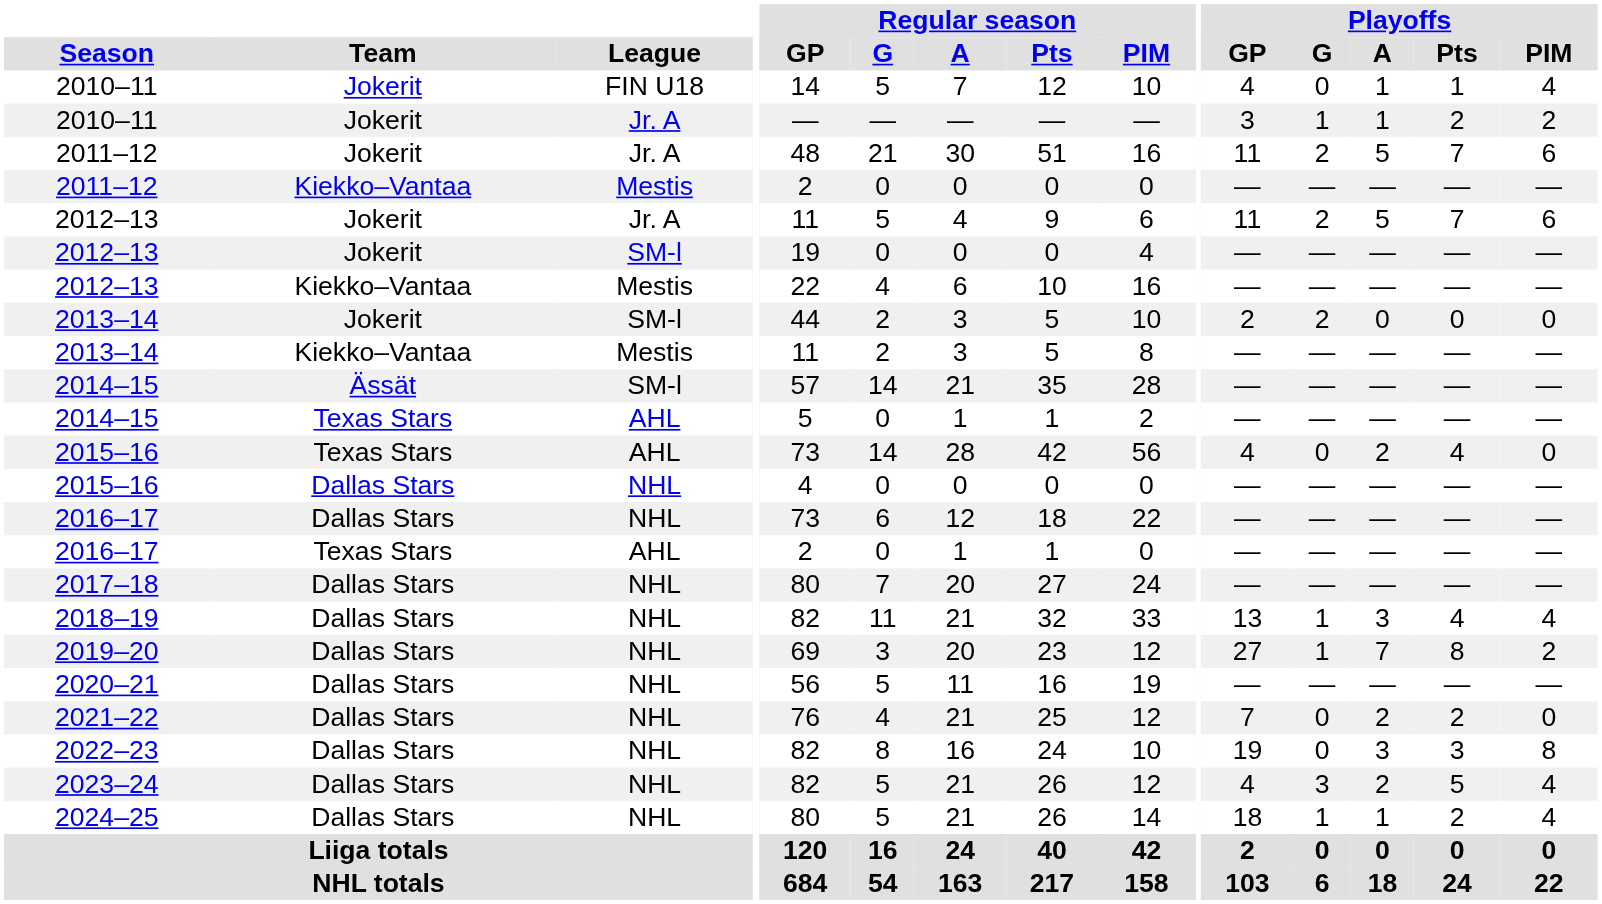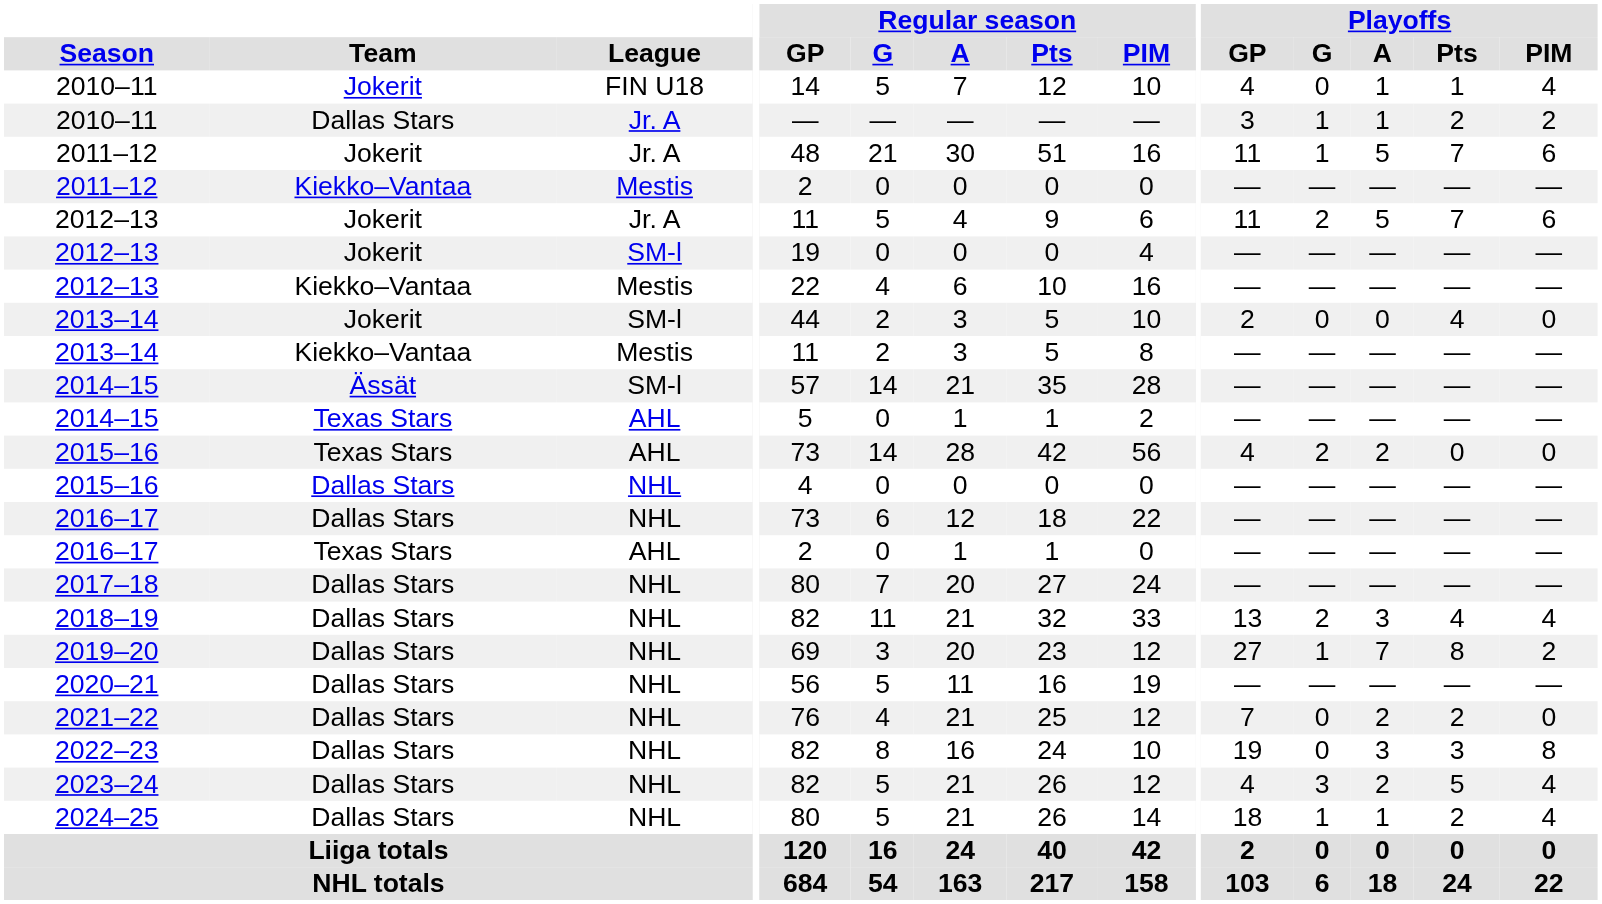(383, 119) Jokerit -> (383, 119) Dallas Stars
(1322, 153) 2 -> (1322, 153) 1
(1322, 319) 2 -> (1322, 319) 0
(1457, 319) 0 -> (1457, 319) 4
(1322, 451) 0 -> (1322, 451) 2
(1457, 451) 4 -> (1457, 451) 0
(1322, 617) 1 -> (1322, 617) 2
